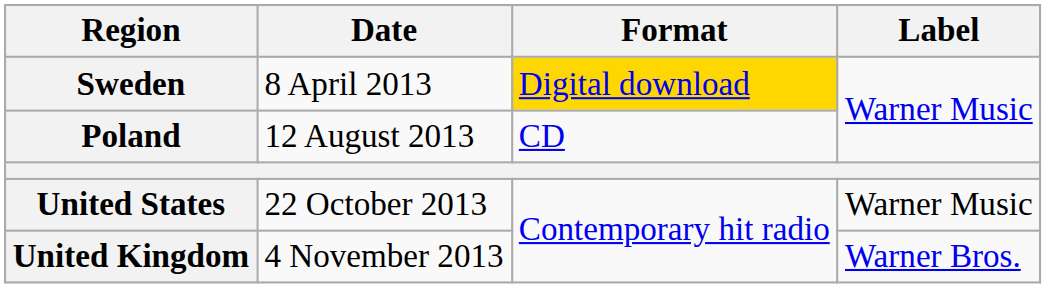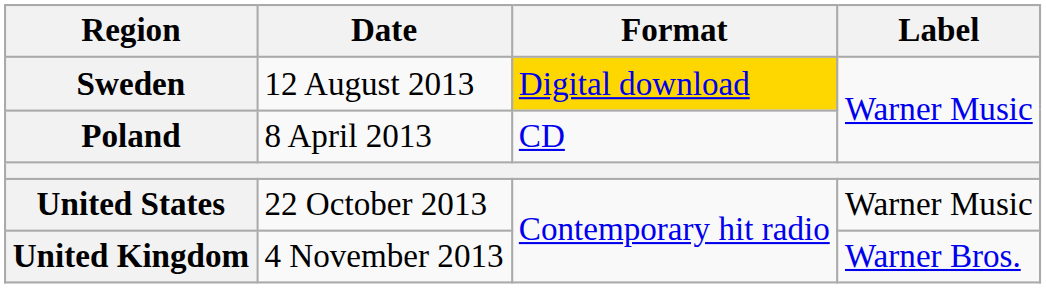(348, 83) 8 April 2013 -> (369, 83) 12 August 2013
(369, 135) 12 August 2013 -> (348, 135) 8 April 2013
